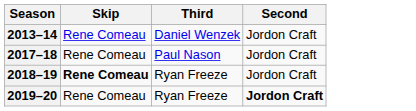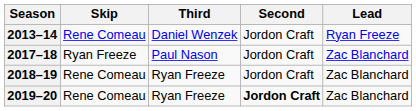+ column: (367, 14)
(104, 55) Rene Comeau -> (100, 55) Ryan Freeze
(106, 75) bold -> (104, 75) normal
